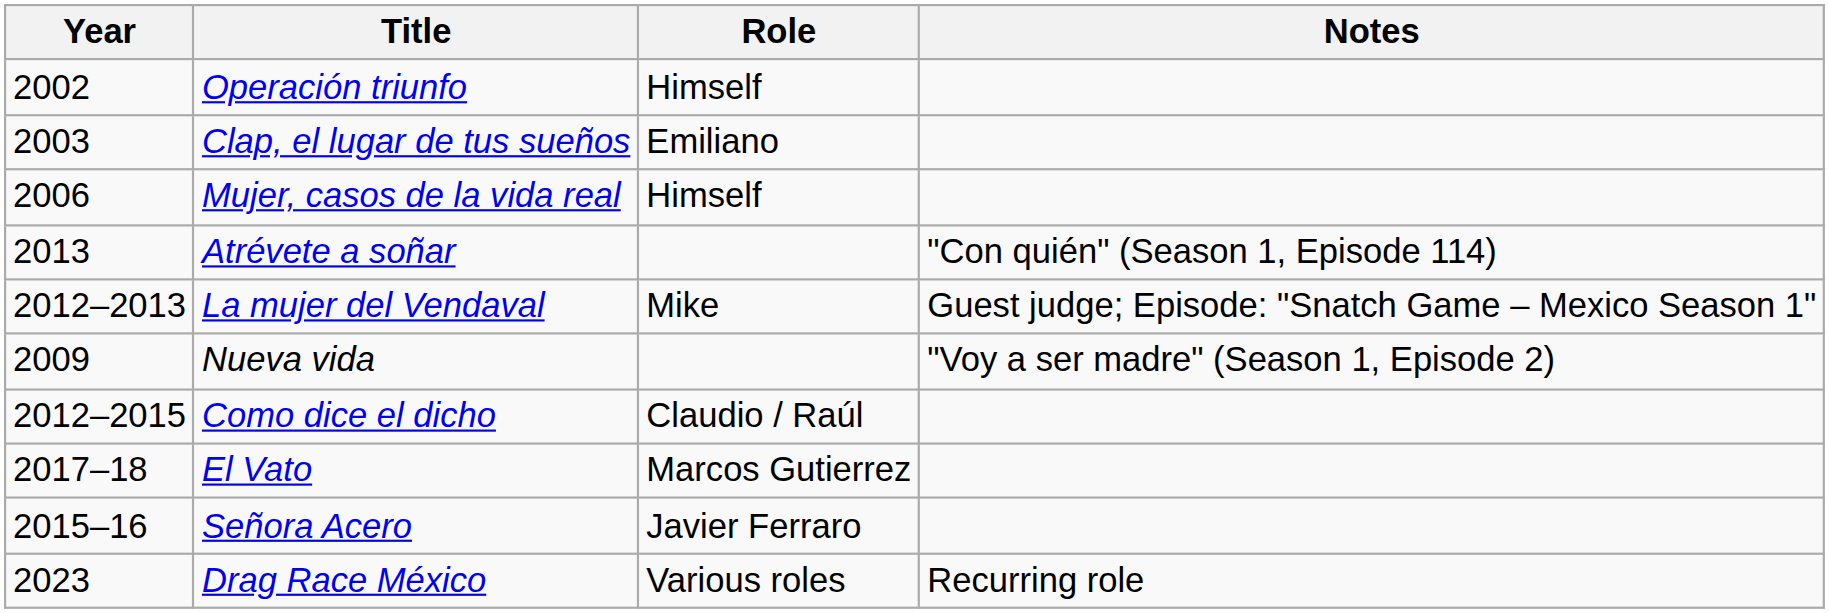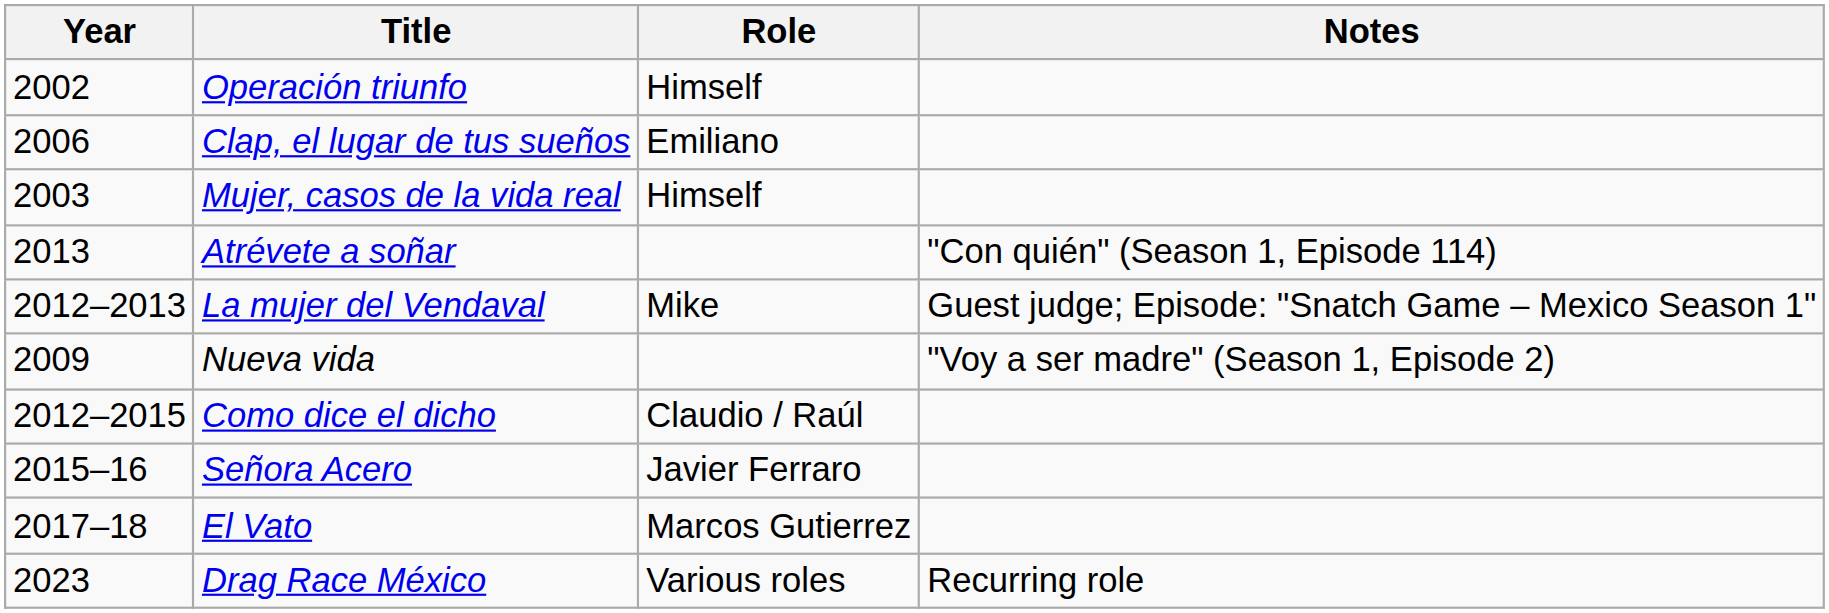(51, 141) 2003 -> (51, 141) 2006
(51, 196) 2006 -> (51, 196) 2003
rows swapped: (307, 525) <-> (257, 470)
